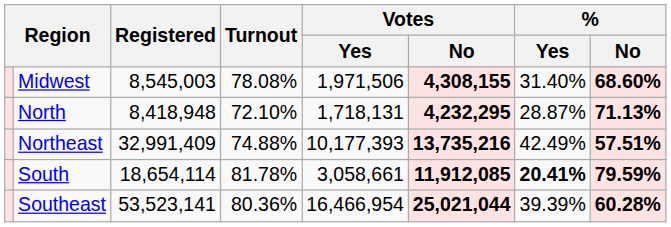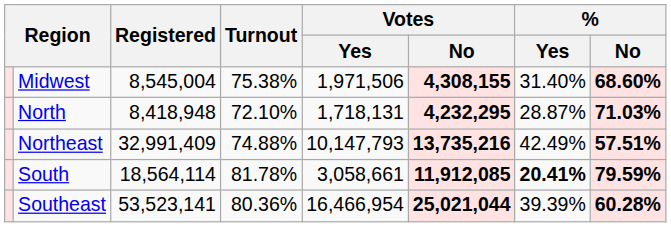(172, 81) 8,545,003 -> (172, 81) 8,545,004
(264, 81) 78.08% -> (264, 81) 75.38%
(628, 112) 71.13% -> (628, 112) 71.03%
(355, 143) 10,177,393 -> (355, 143) 10,147,793
(168, 174) 18,654,114 -> (168, 174) 18,564,114
